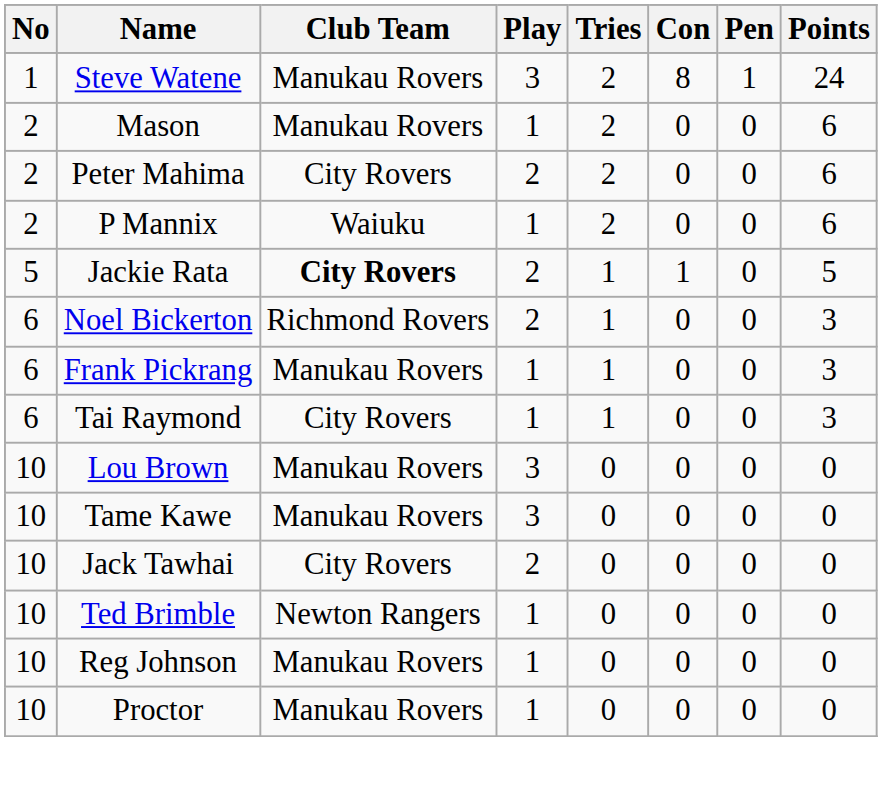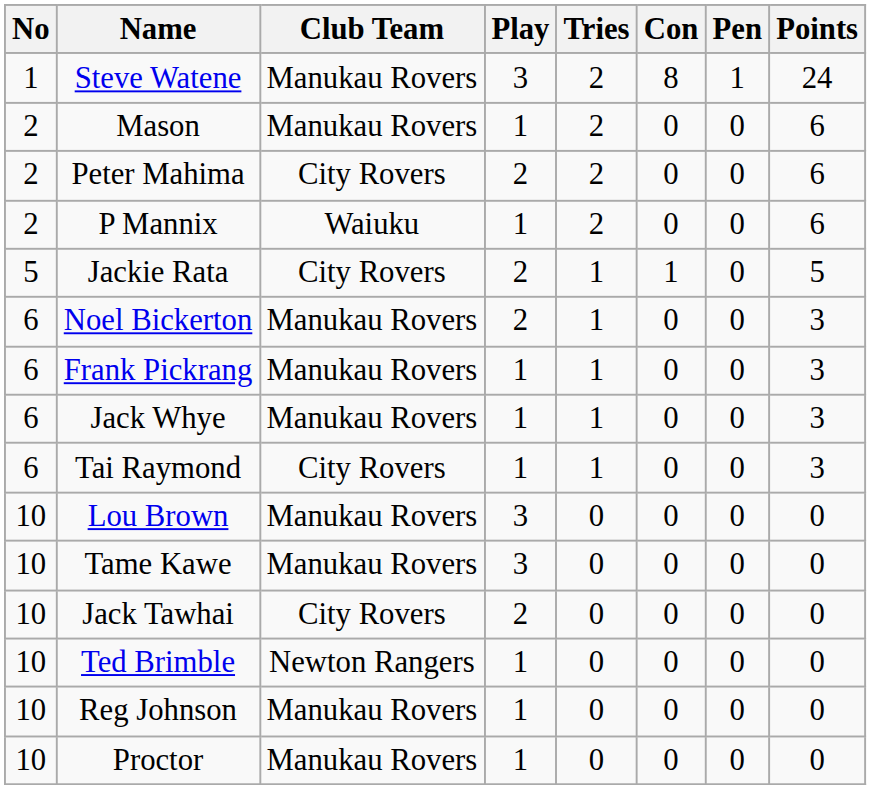(378, 272) bold -> (372, 272) normal
(378, 321) Richmond Rovers -> (372, 321) Manukau Rovers
+ row: (158, 418)
